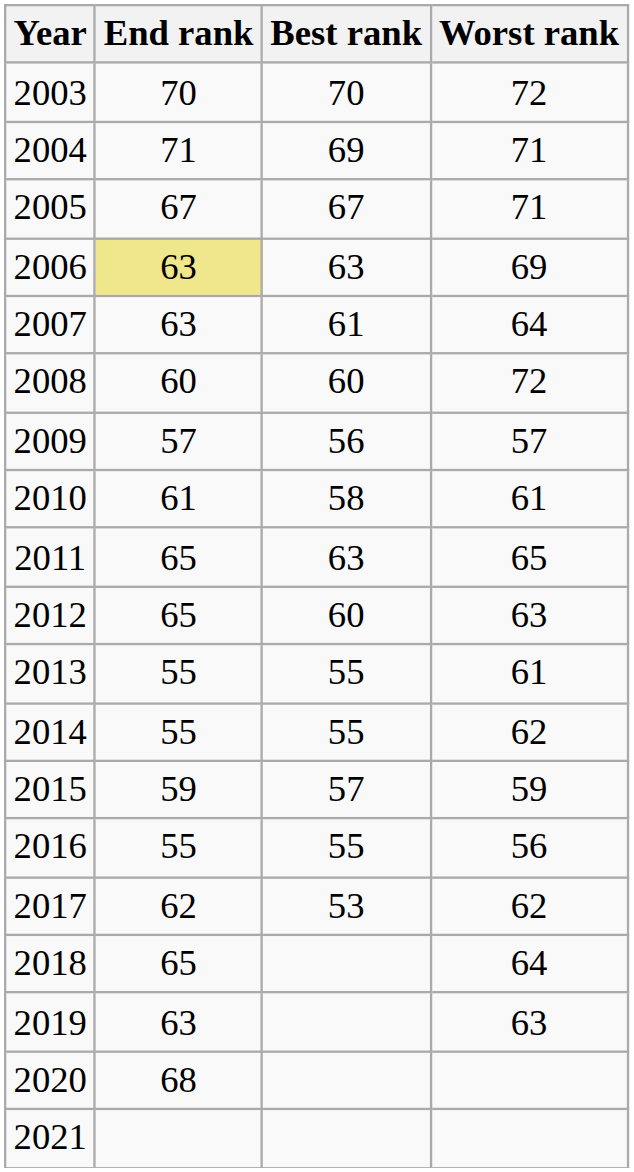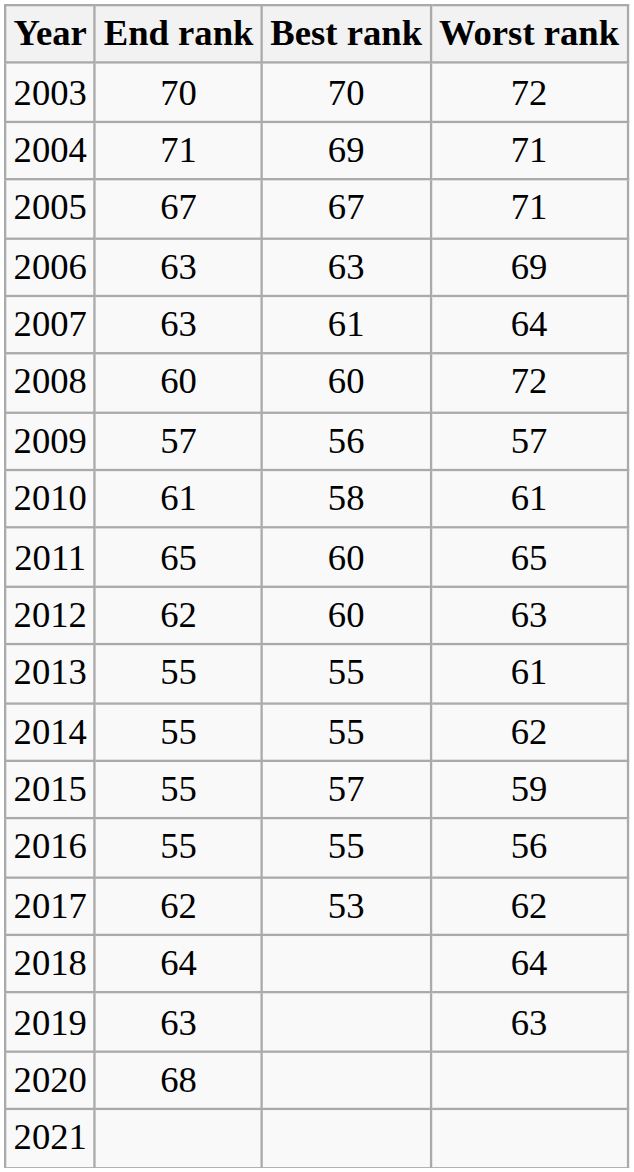(179, 265) khaki background -> (179, 265) no background
(346, 556) 63 -> (346, 556) 60
(179, 614) 65 -> (179, 614) 62
(179, 788) 59 -> (179, 788) 55
(179, 963) 65 -> (179, 963) 64
